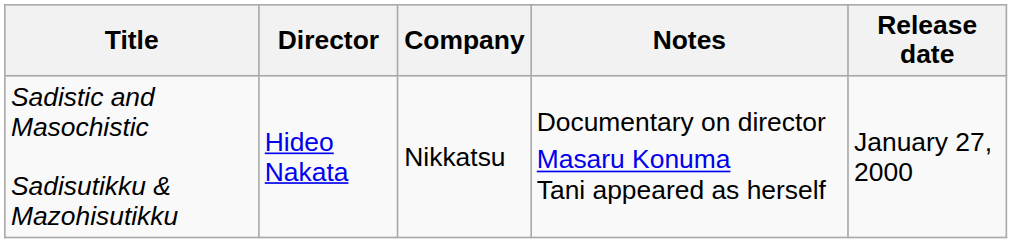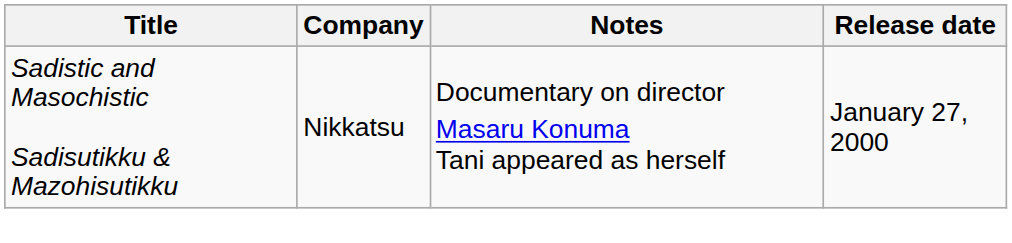- column: (328, 40)
